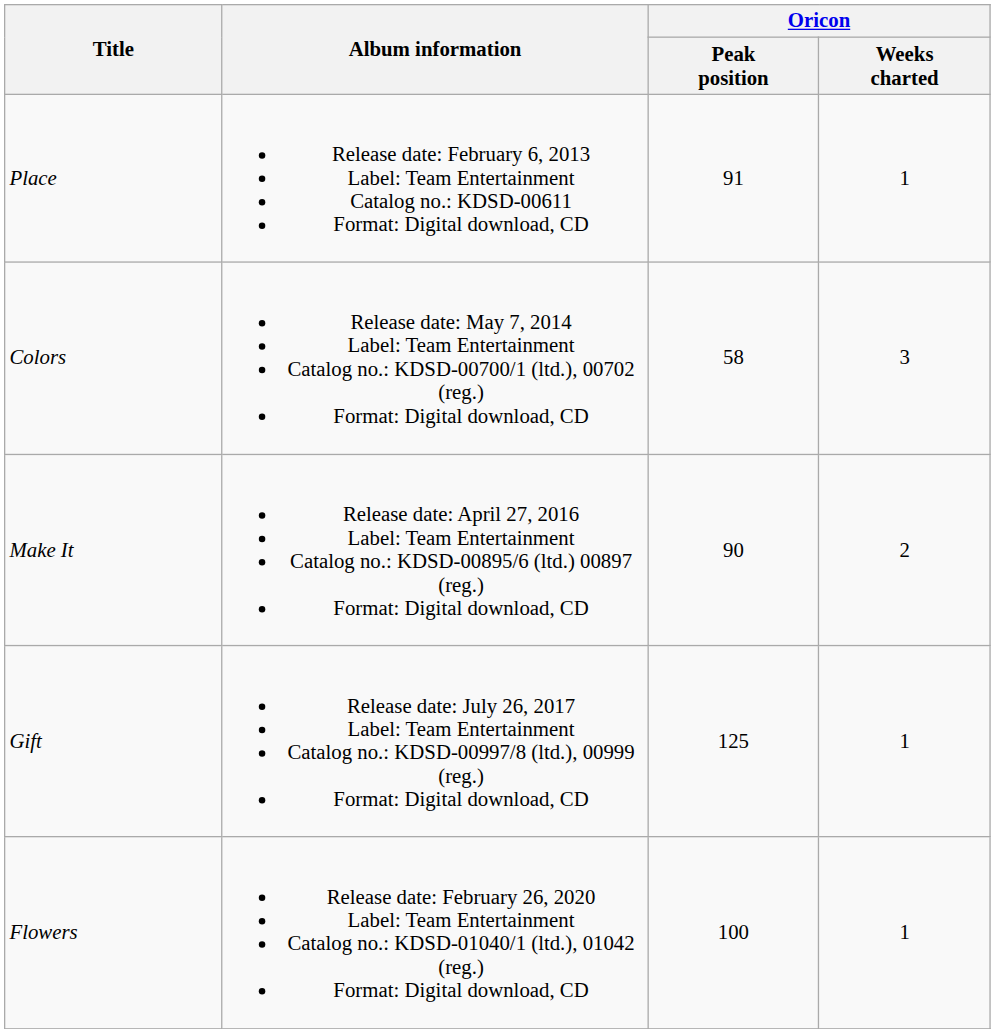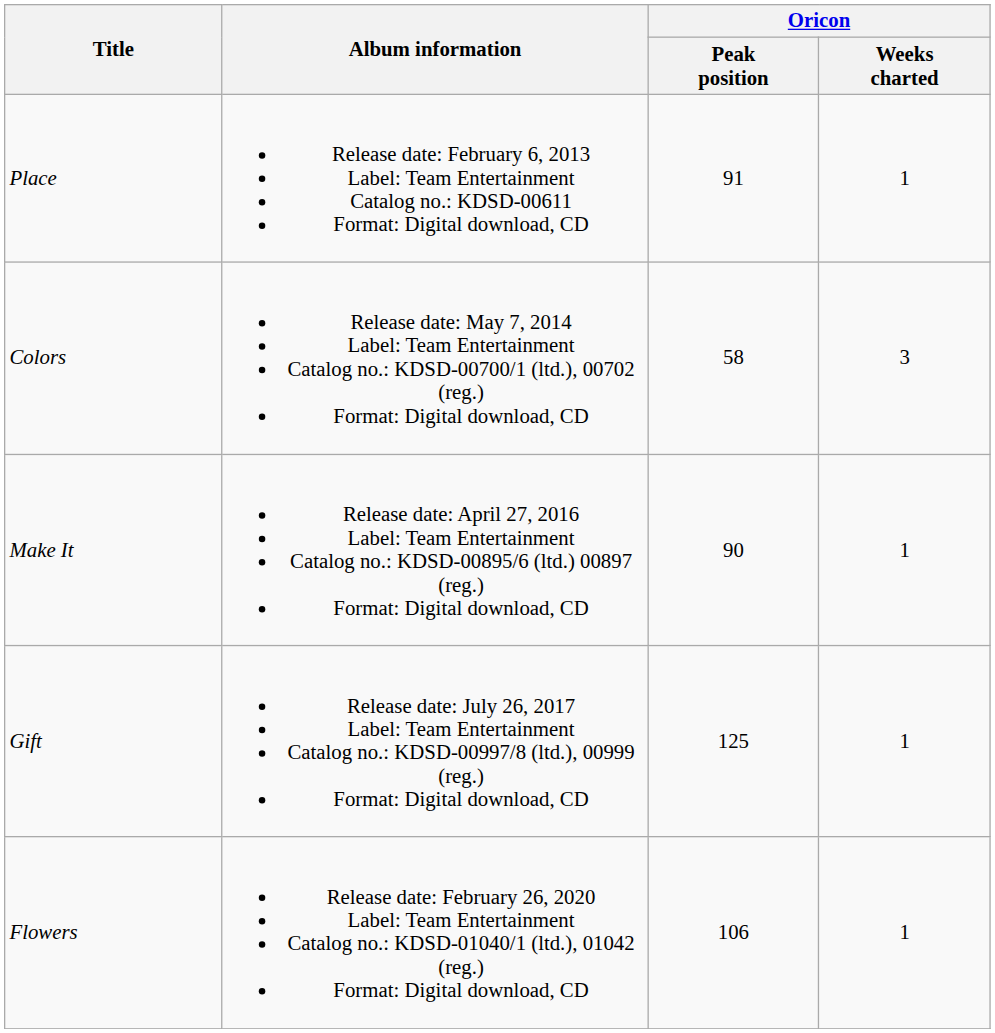(905, 549) 2 -> (905, 549) 1
(733, 932) 100 -> (733, 932) 106
